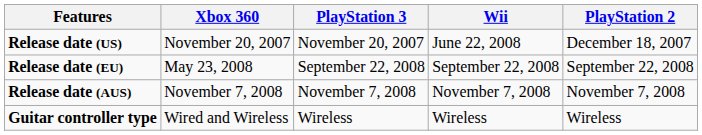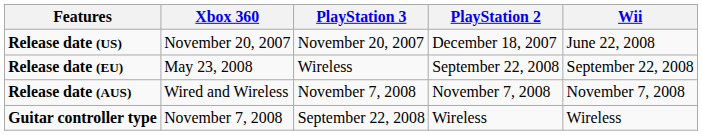columns swapped: (630, 17) <-> (496, 17)
(361, 67) September 22, 2008 -> (325, 67) Wireless
(223, 92) November 7, 2008 -> (226, 92) Wired and Wireless
(226, 117) Wired and Wireless -> (223, 117) November 7, 2008
(325, 117) Wireless -> (361, 117) September 22, 2008
